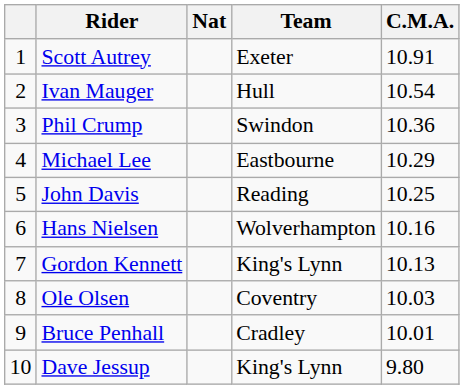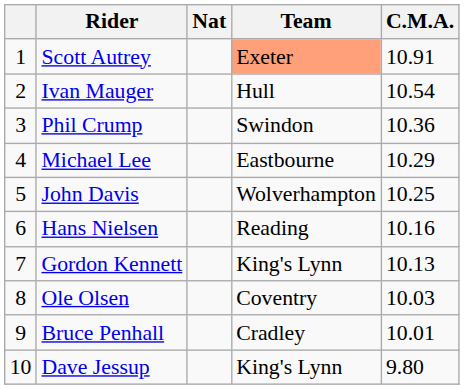(265, 56) no background -> (265, 56) lightsalmon background
(272, 194) Reading -> (306, 194) Wolverhampton
(306, 228) Wolverhampton -> (272, 228) Reading
